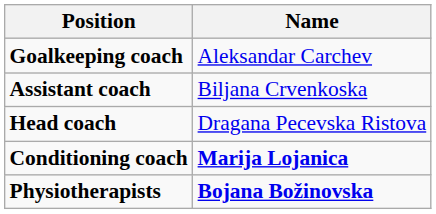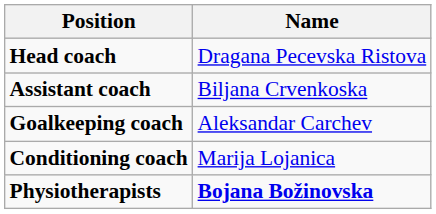rows swapped: (63, 123) <-> (96, 55)
(273, 157) bold -> (266, 157) normal
